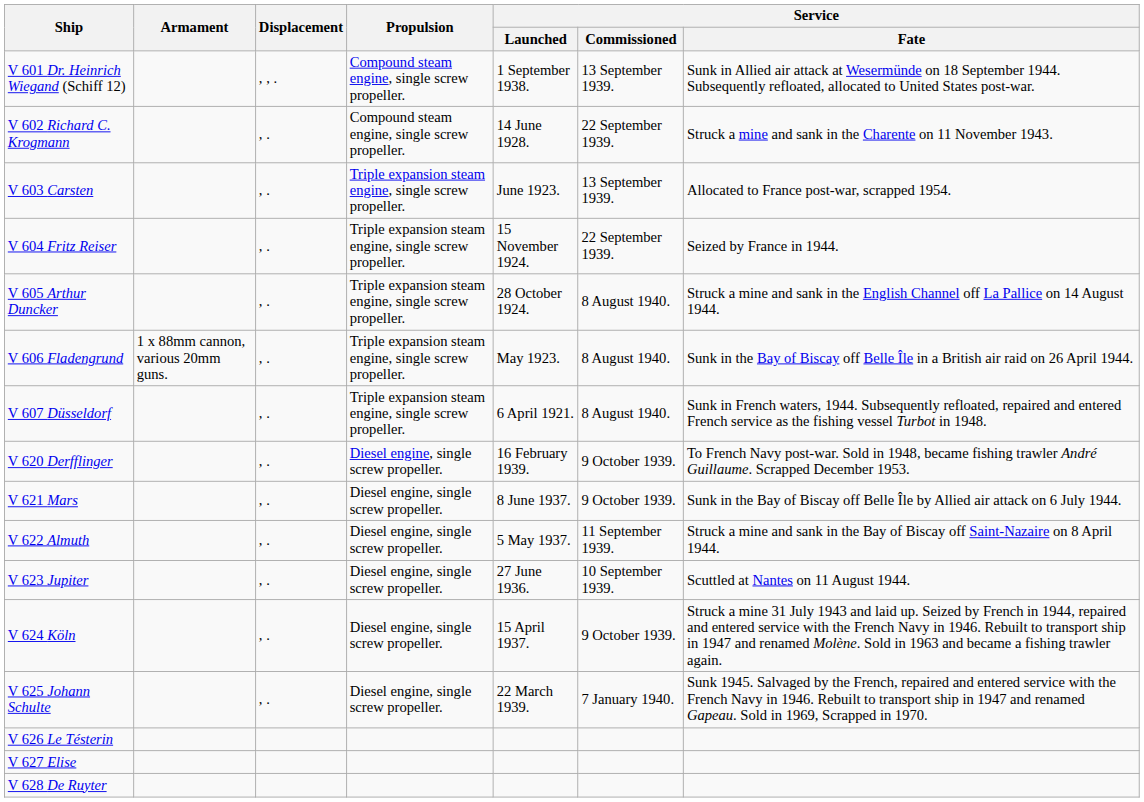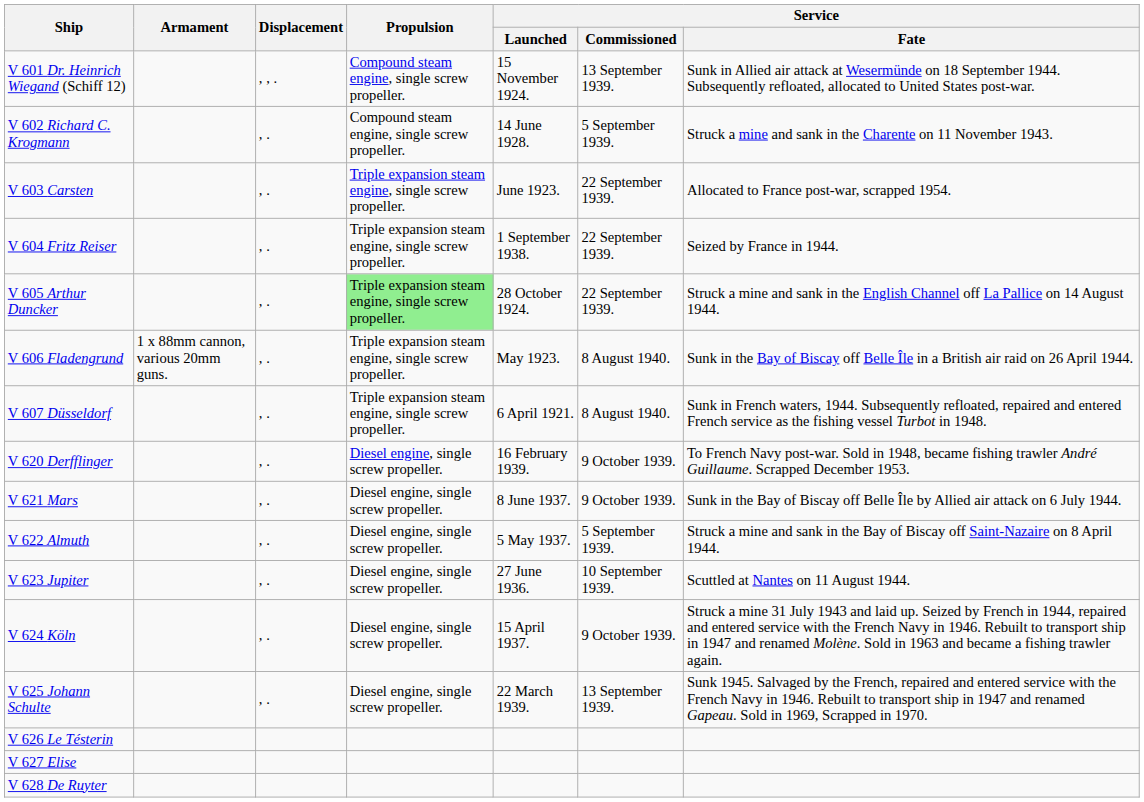(533, 78) 1 September 1938. -> (527, 78) 15 November 1924.
(622, 134) 22 September 1939. -> (618, 134) 5 September 1939.
(622, 190) 13 September 1939. -> (622, 190) 22 September 1939.
(527, 246) 15 November 1924. -> (533, 246) 1 September 1938.
(417, 302) no background -> (417, 302) lightgreen background
(626, 302) 8 August 1940. -> (622, 302) 22 September 1939.
(621, 540) 11 September 1939. -> (618, 540) 5 September 1939.
(628, 699) 7 January 1940. -> (622, 699) 13 September 1939.
